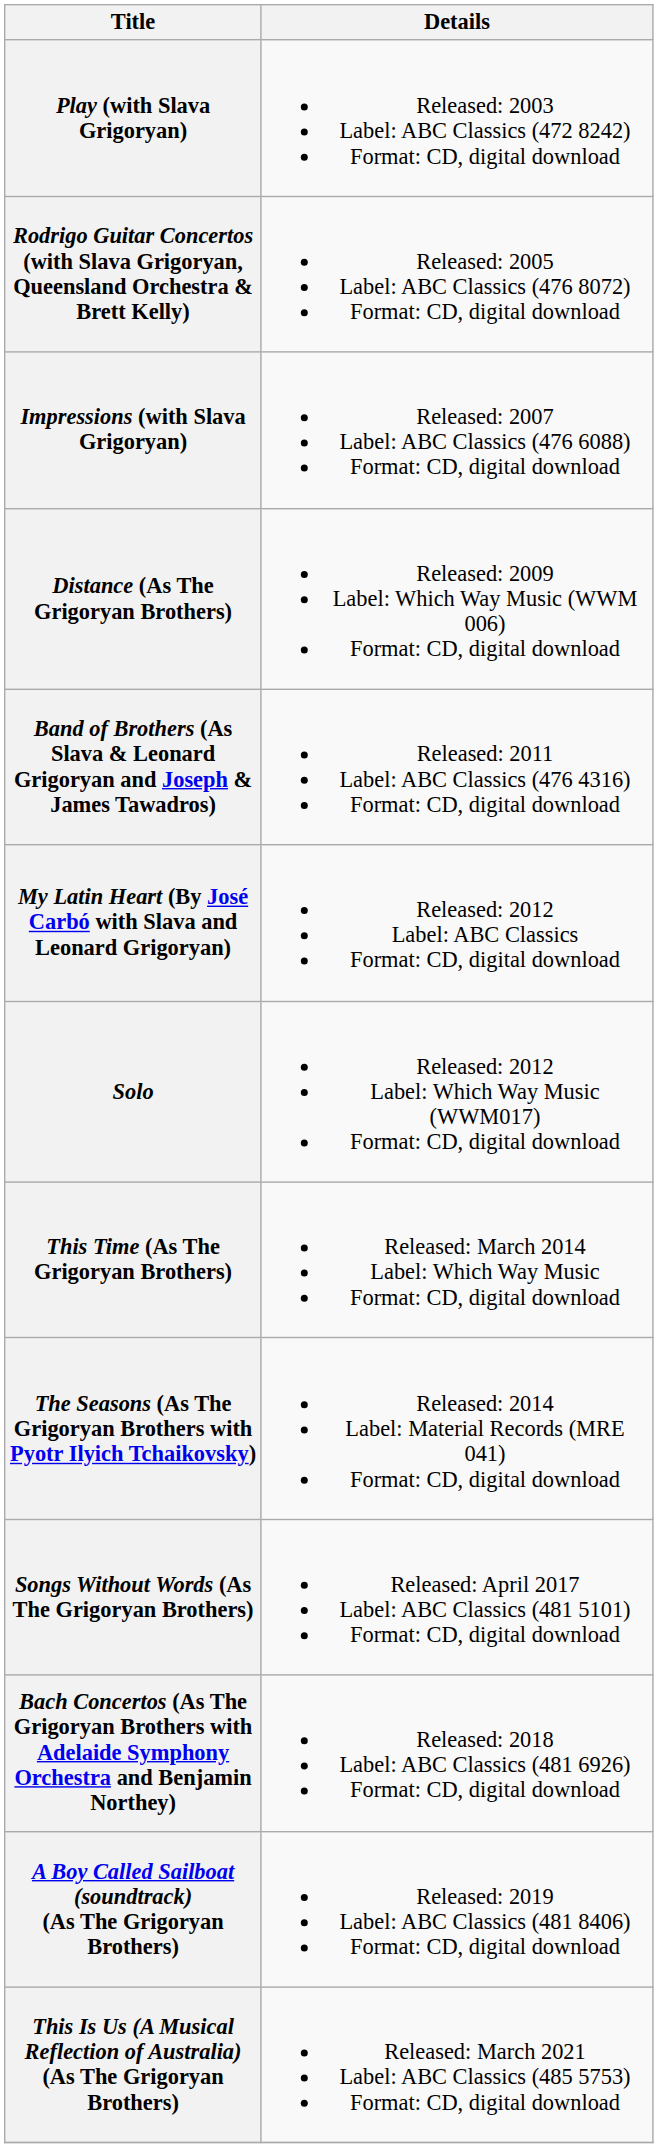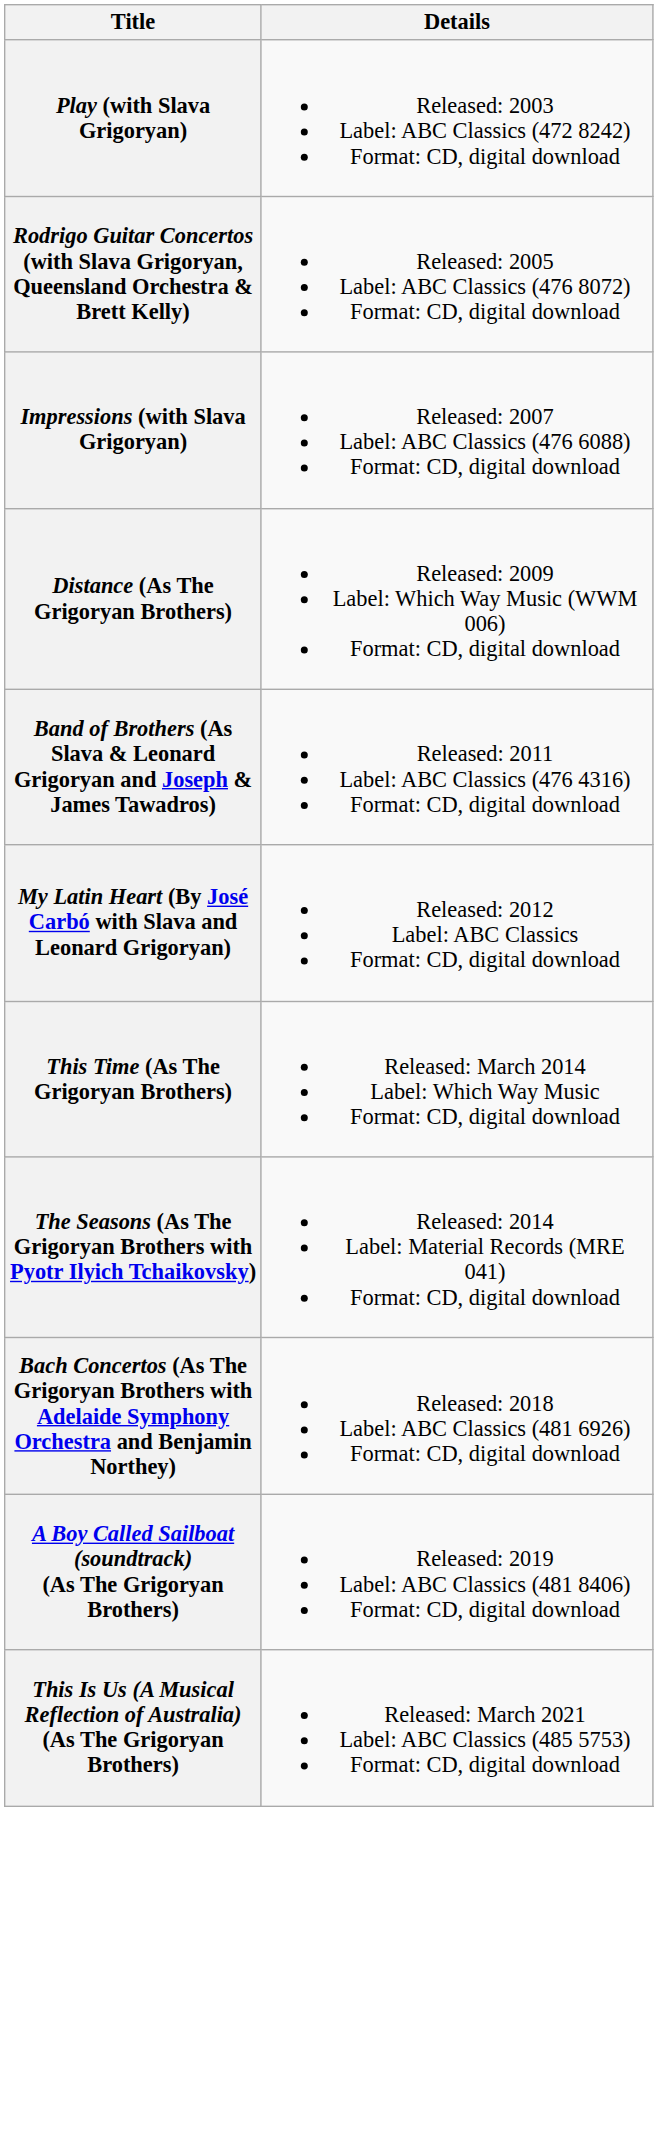- row: (133, 1091)
- row: (133, 1596)
